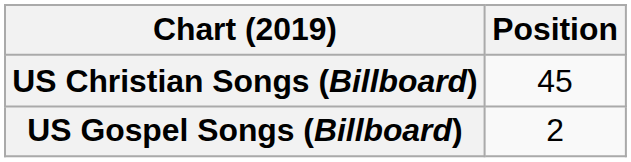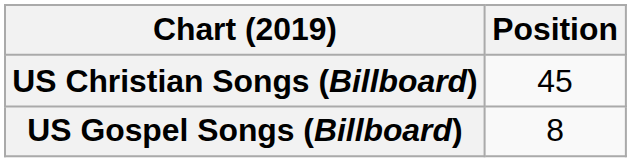(555, 130) 2 -> (555, 130) 8
